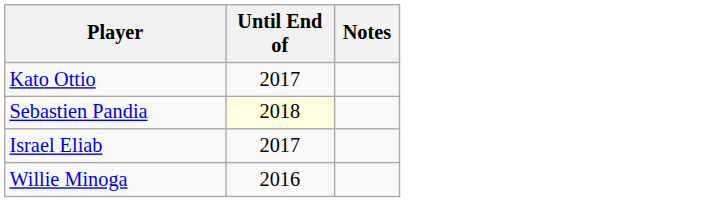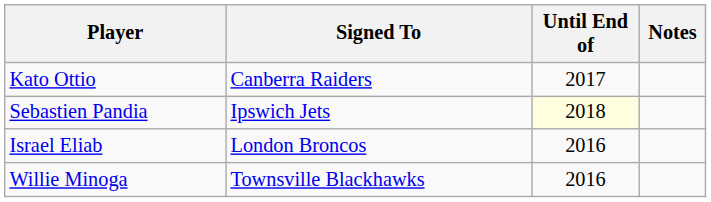+ column: (379, 33)
(280, 146) 2017 -> (585, 146) 2016
